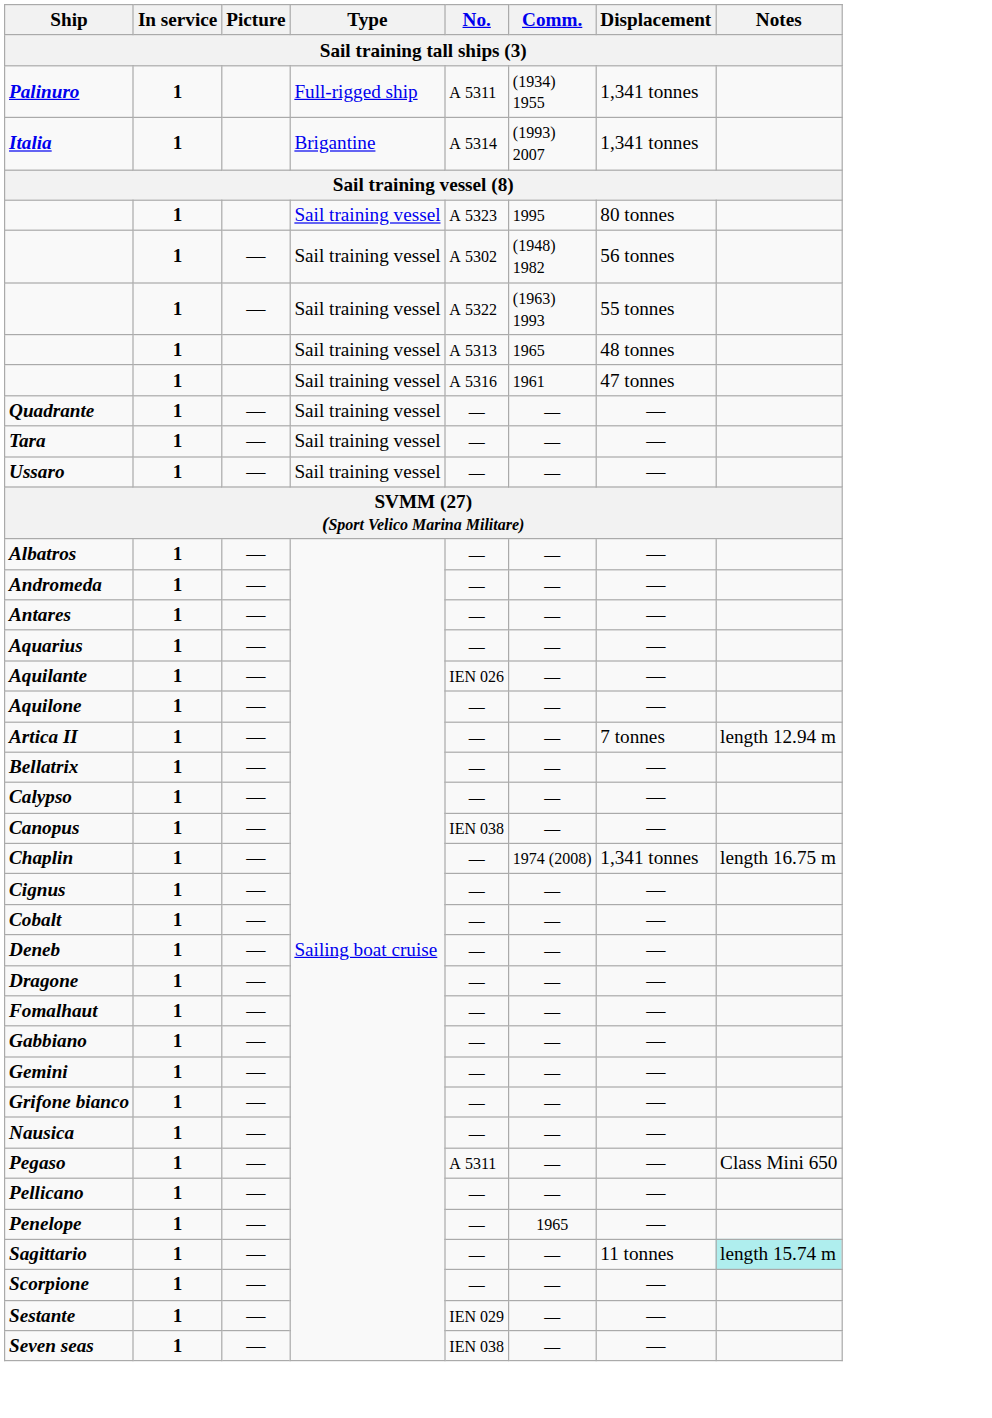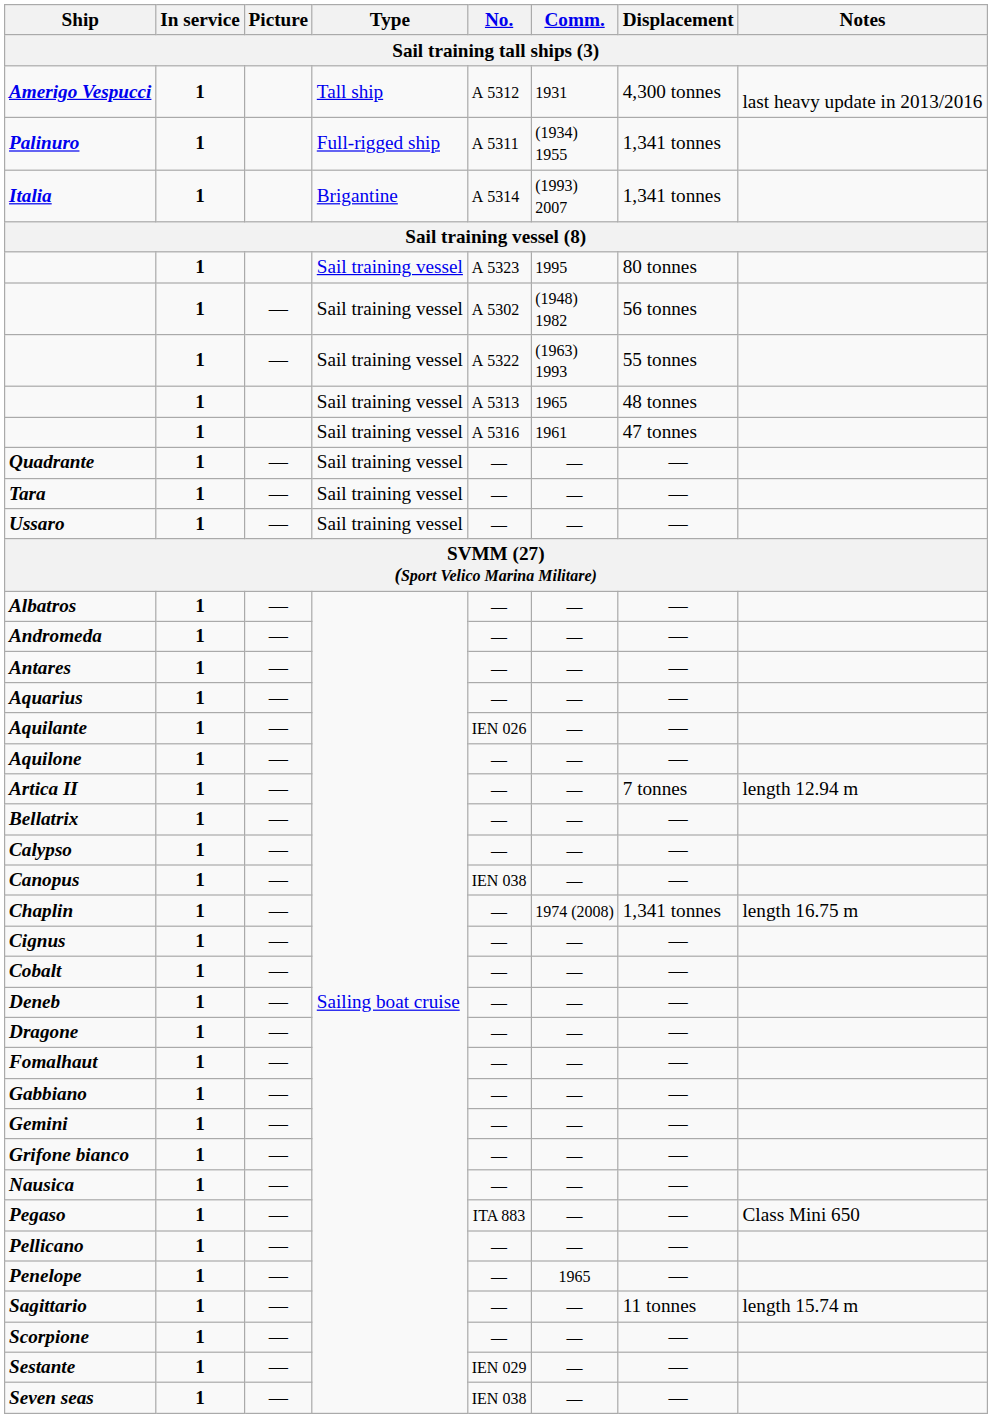+ row: (80, 91)
(473, 1164) A 5311 -> (499, 1216) ITA 883
(778, 1254) paleturquoise background -> (800, 1306) no background
